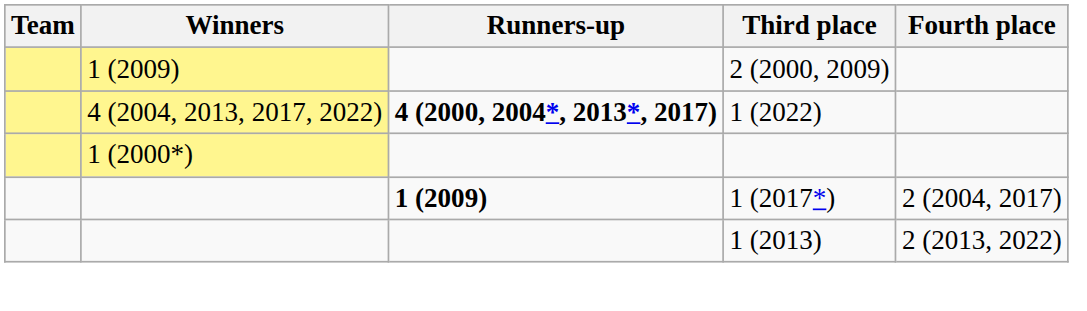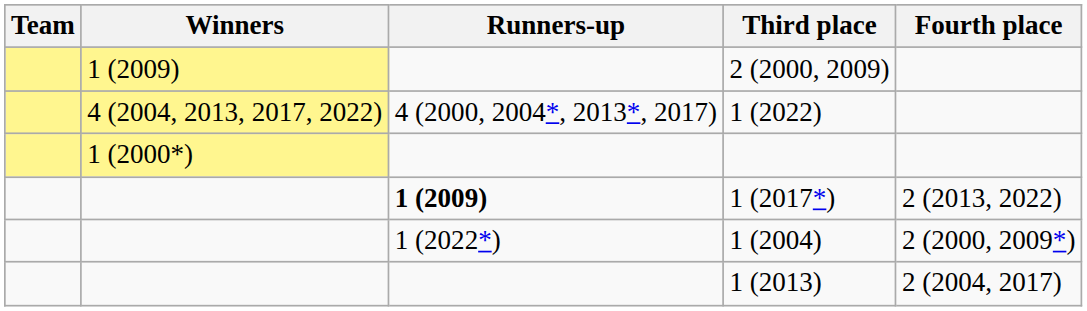(556, 111) bold -> (556, 111) normal
(982, 197) 2 (2004, 2017) -> (982, 197) 2 (2013, 2022)
+ row: (776, 240)
(982, 240) 2 (2013, 2022) -> (982, 283) 2 (2004, 2017)
